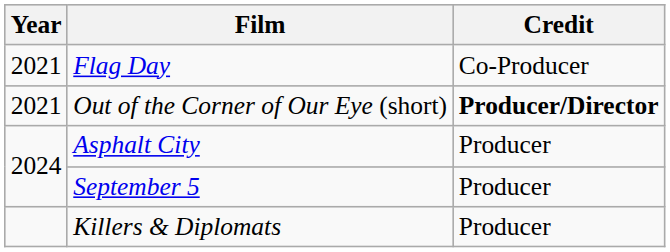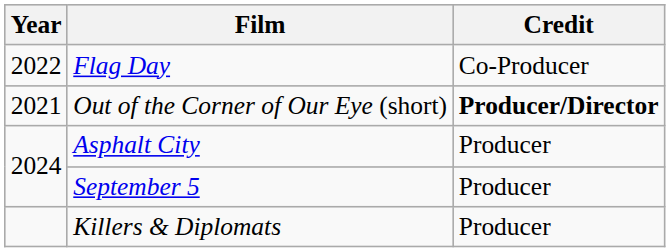(36, 65) 2021 -> (36, 65) 2022
